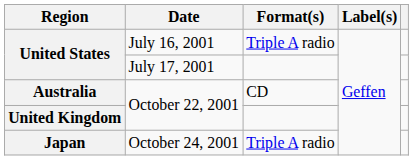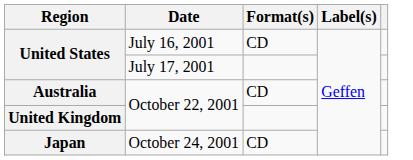(290, 42) Triple A radio -> (257, 42) CD
(290, 142) Triple A radio -> (257, 142) CD
